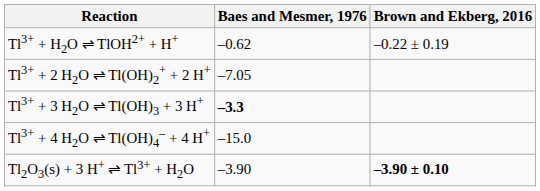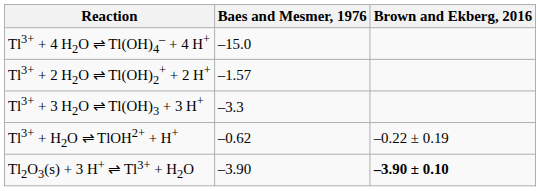rows swapped: (93, 43) <-> (109, 138)
(234, 75) –7.05 -> (234, 75) –1.57
(231, 106) bold -> (231, 106) normal
